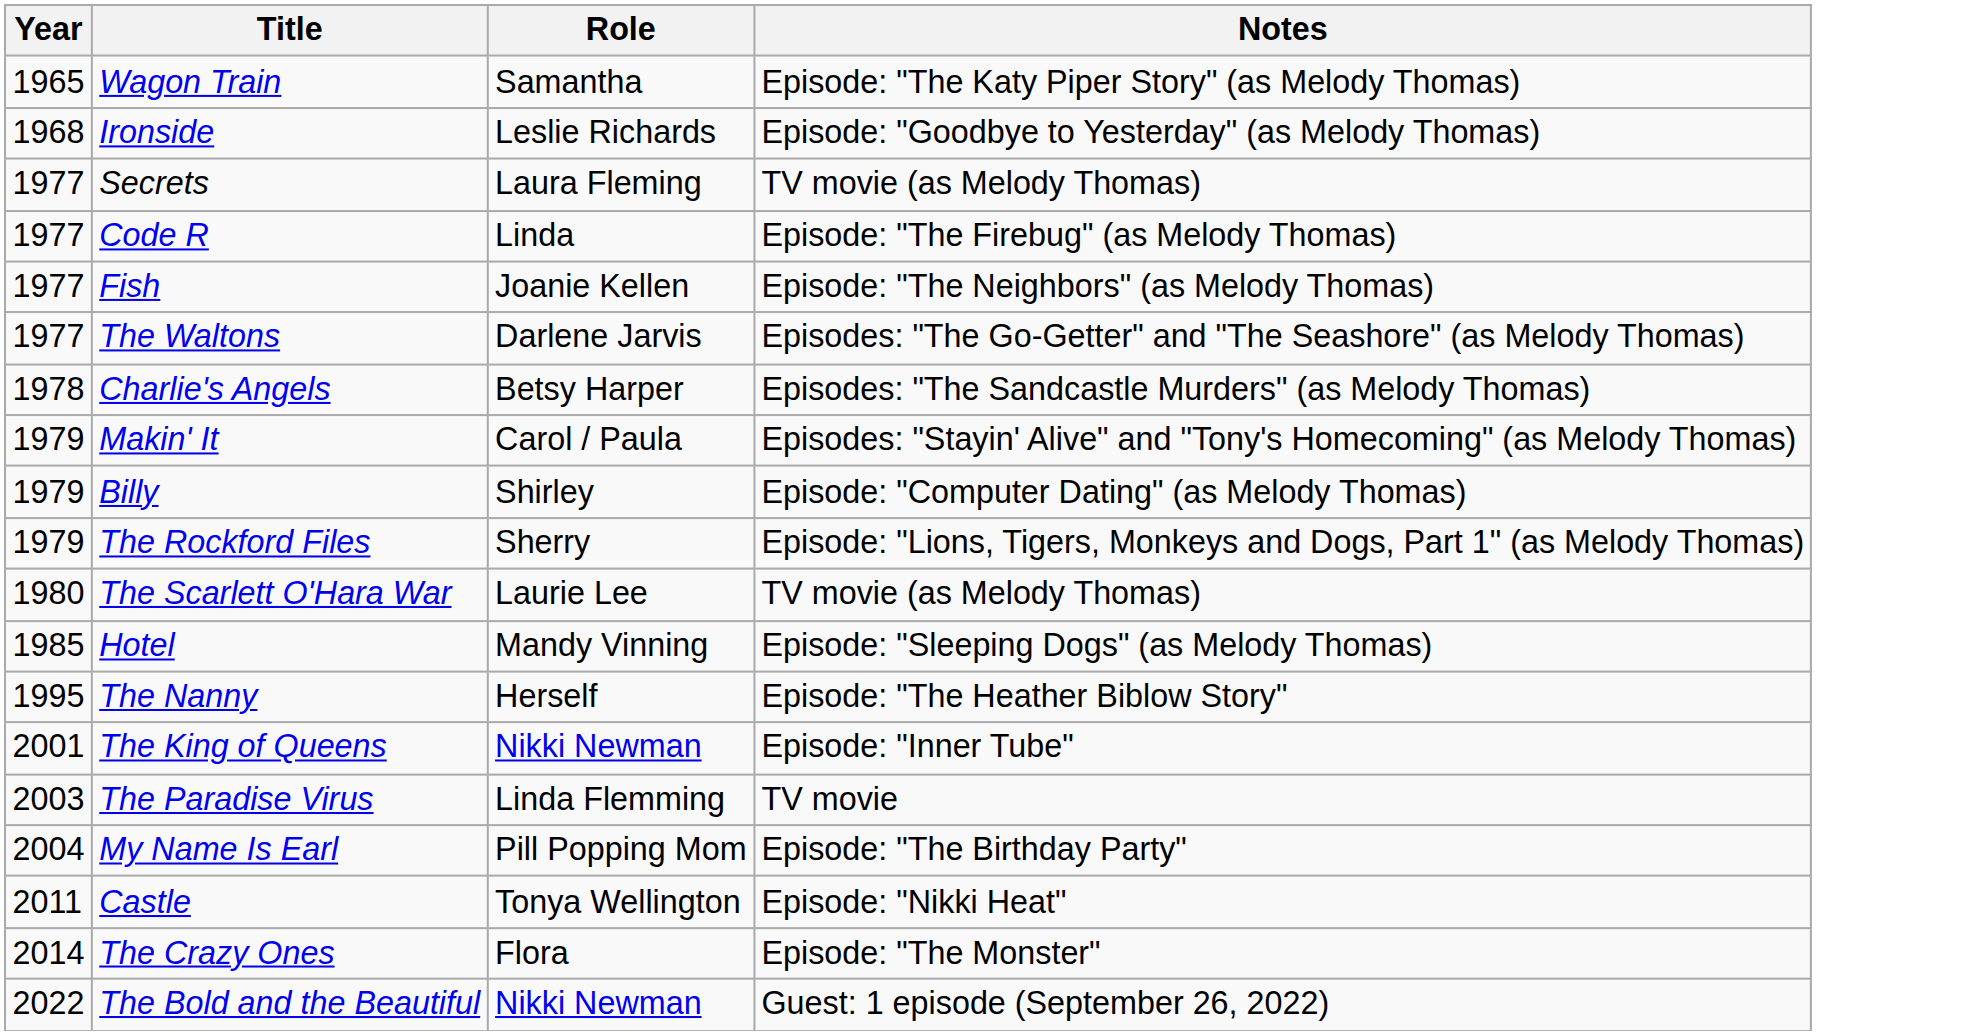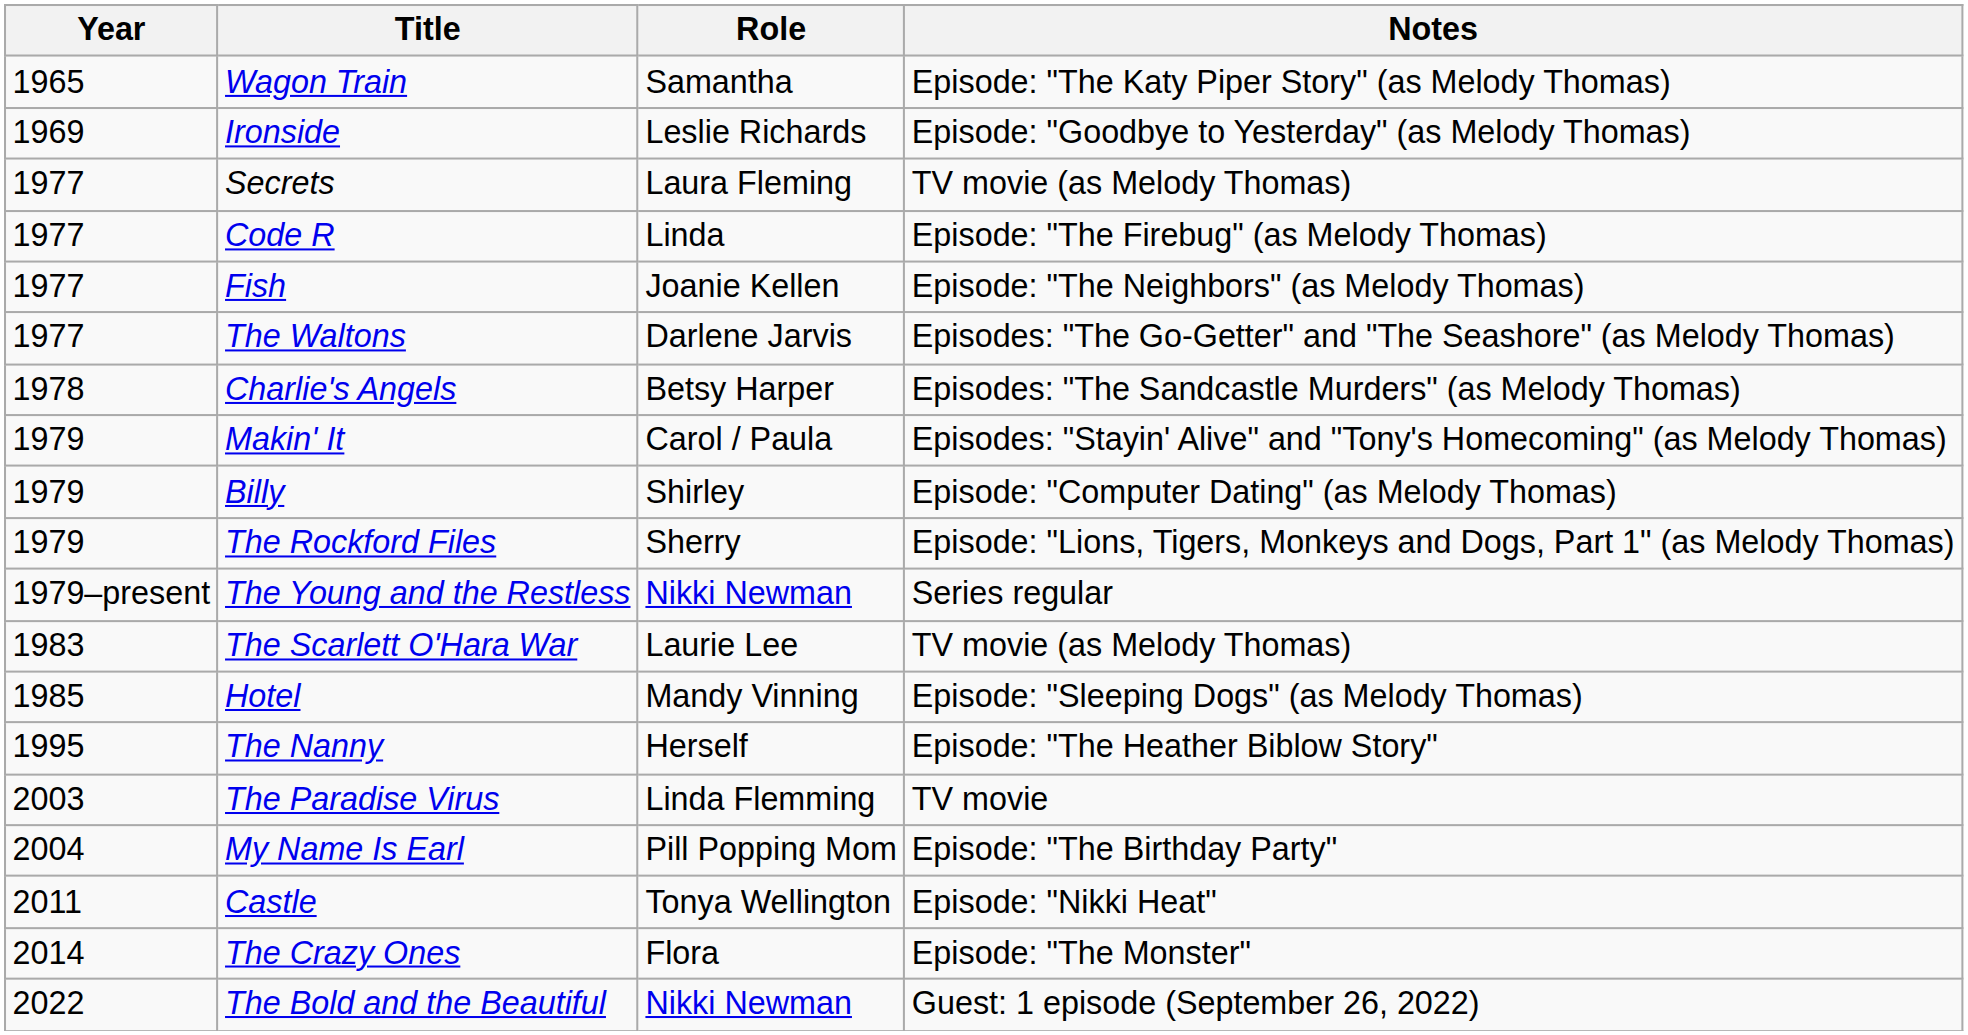(48, 132) 1968 -> (48, 132) 1969
+ row: (428, 593)
(48, 593) 1980 -> (48, 645) 1983
- row: (243, 747)
